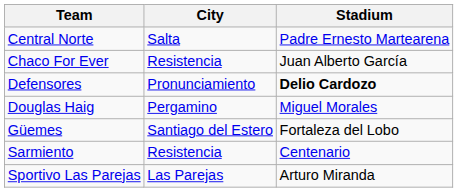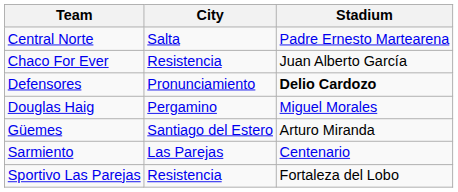(339, 130) Fortaleza del Lobo -> (327, 130) Arturo Miranda
(184, 152) Resistencia -> (185, 152) Las Parejas
(185, 175) Las Parejas -> (184, 175) Resistencia
(327, 175) Arturo Miranda -> (339, 175) Fortaleza del Lobo
